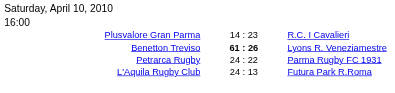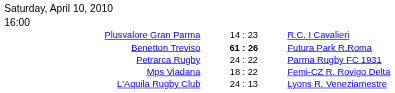(337, 47) Lyons R. Veneziamestre -> (330, 47) Futura Park R.Roma
+ row: (173, 72)
(330, 72) Futura Park R.Roma -> (337, 84) Lyons R. Veneziamestre
